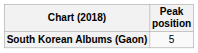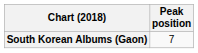(172, 39) 5 -> (172, 39) 7
